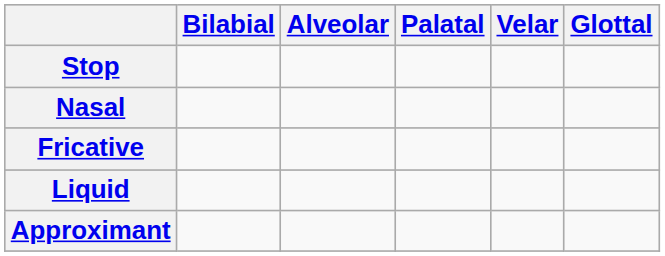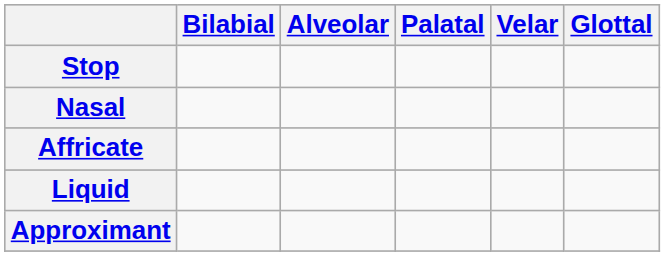- row: (91, 148)
+ row: (91, 148)
